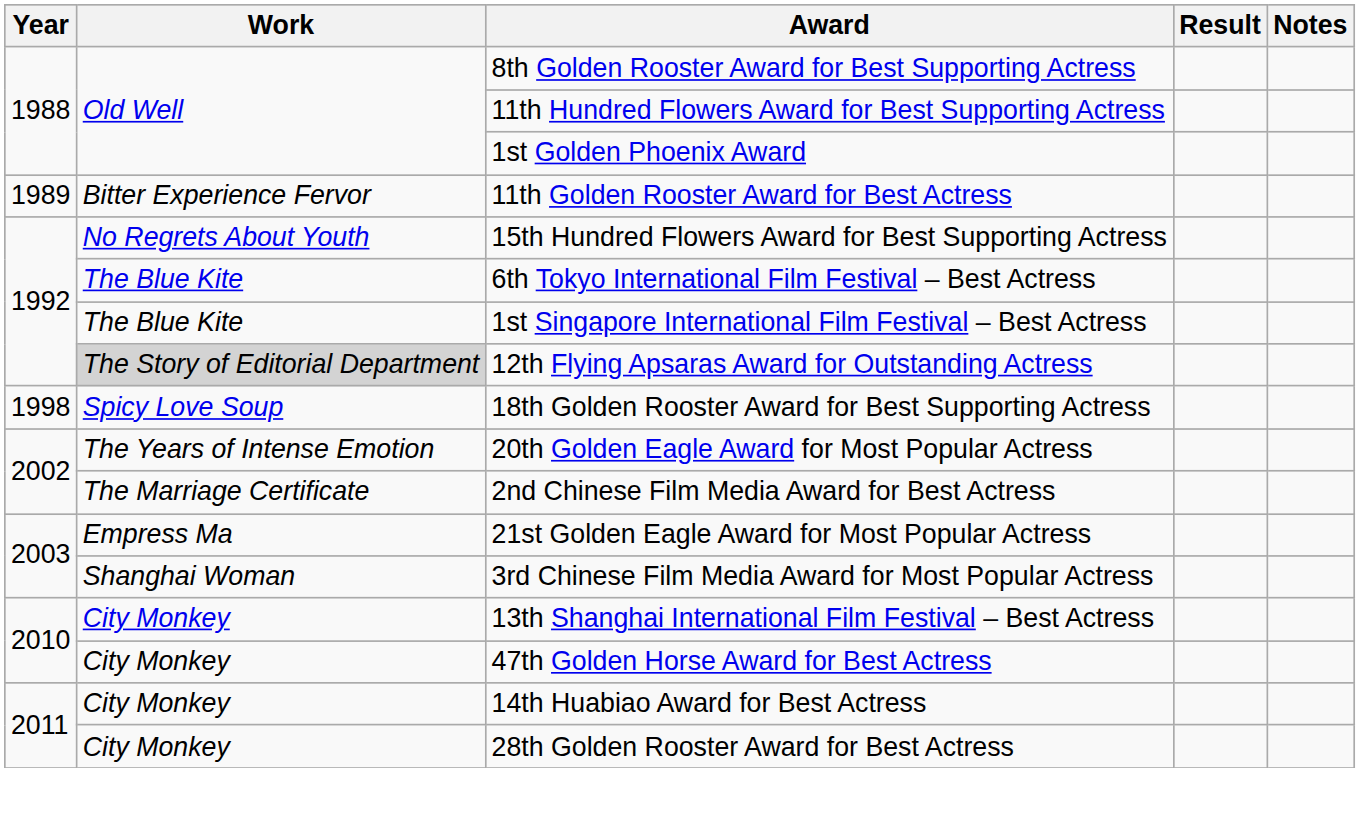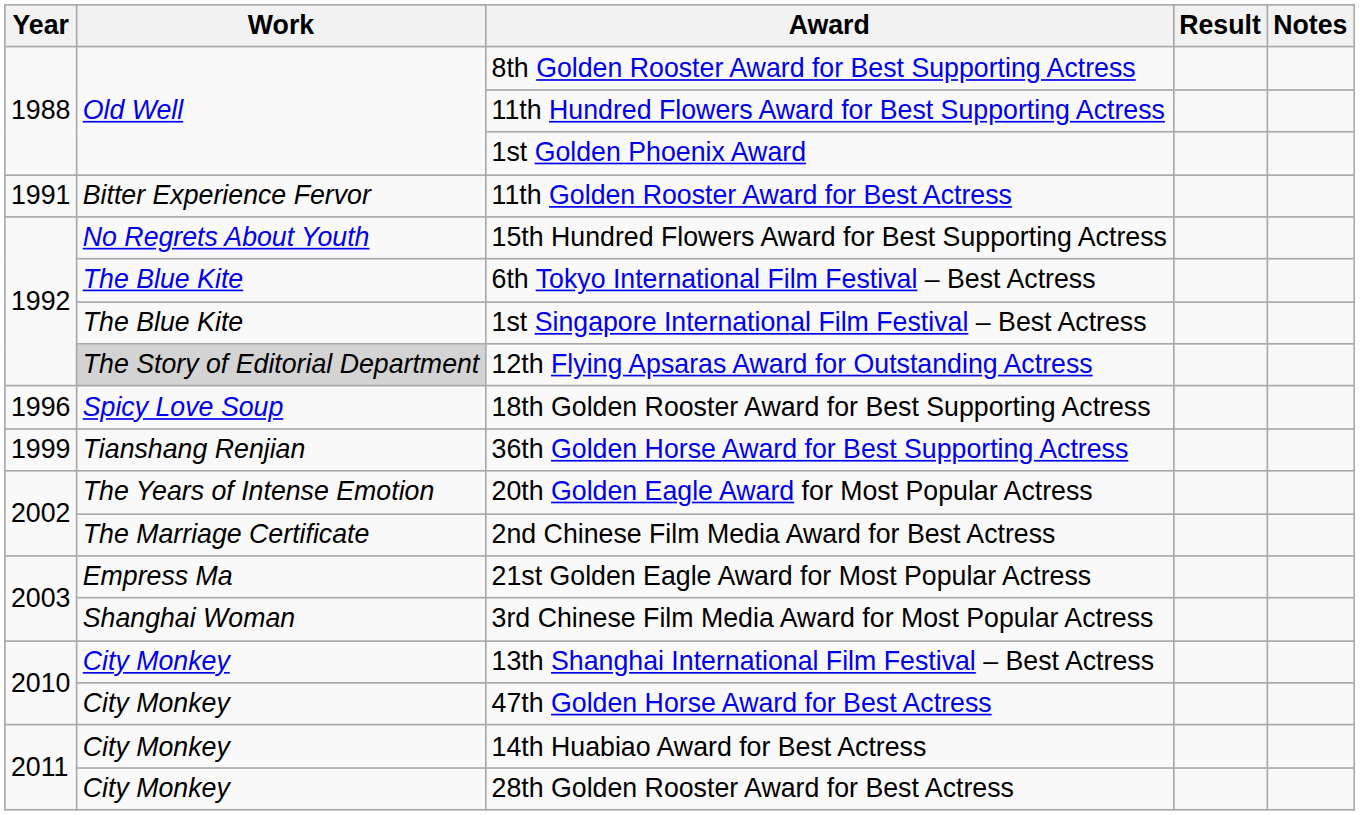(41, 195) 1989 -> (41, 195) 1991
(41, 407) 1998 -> (41, 407) 1996
+ row: (810, 449)
